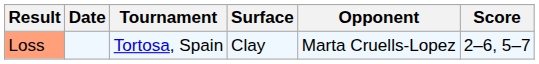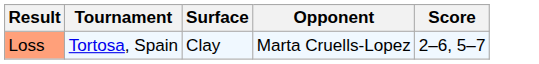- column: (87, 18)
